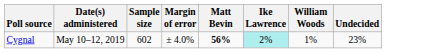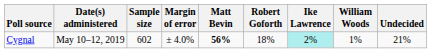+ column: (266, 18)
(357, 40) 23% -> (402, 40) 21%
